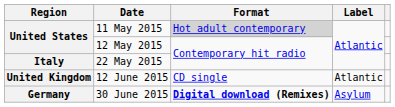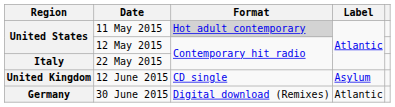(359, 78) Atlantic -> (353, 78) Asylum
(251, 94) bold -> (251, 94) normal
(353, 94) Asylum -> (359, 94) Atlantic
